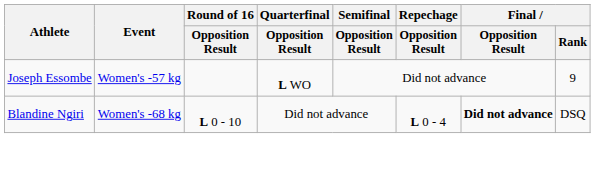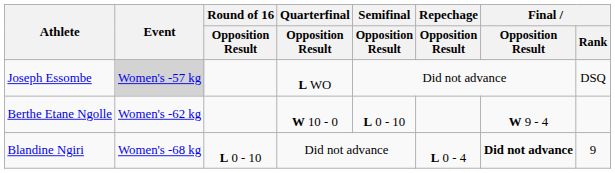(139, 78) no background -> (160, 78) lightgrey background
(573, 78) 9 -> (593, 78) DSQ
+ row: (60, 114)
(573, 114) DSQ -> (593, 150) 9
